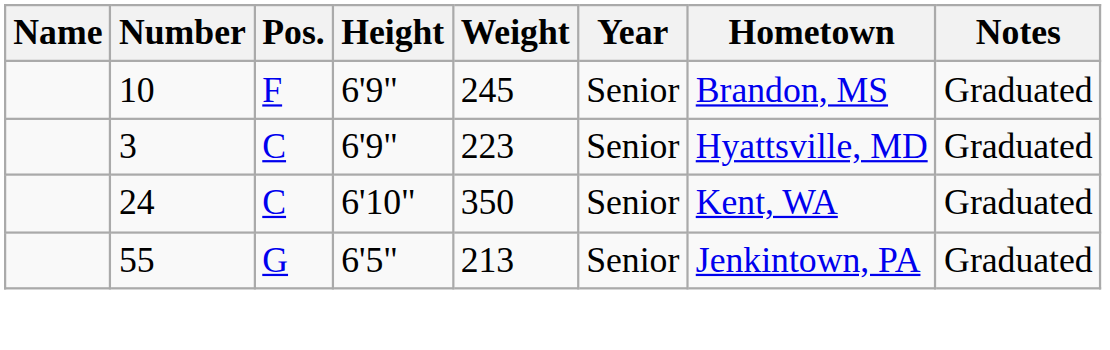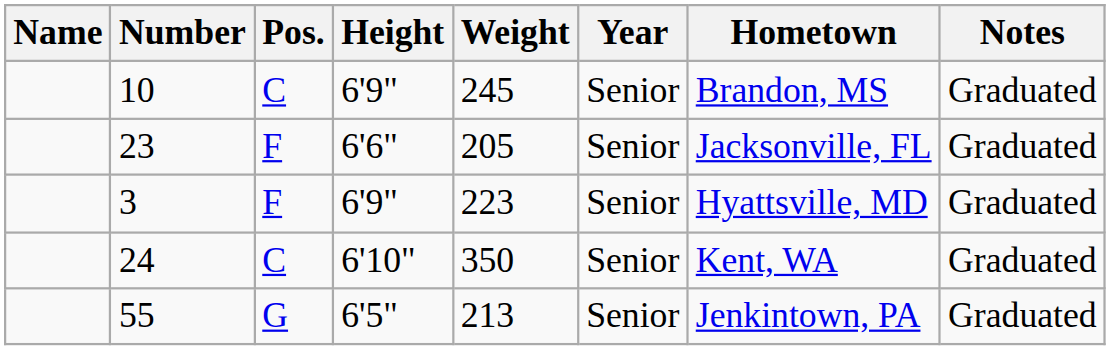(272, 89) F -> (274, 89) C
+ row: (137, 145)
(274, 145) C -> (272, 202) F
